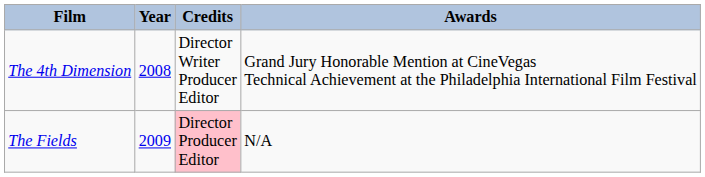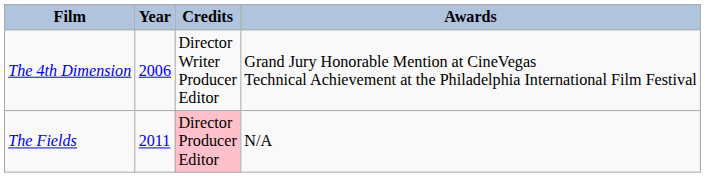(155, 70) 2008 -> (155, 70) 2006
(155, 141) 2009 -> (155, 141) 2011
